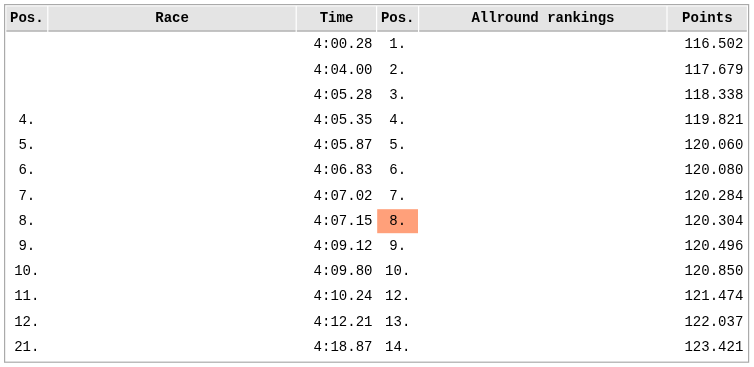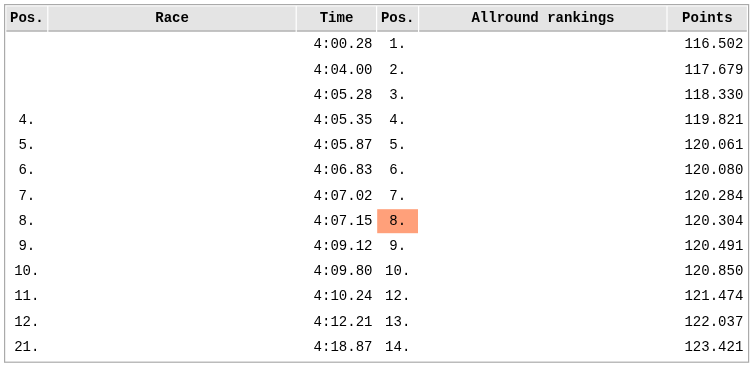(714, 95) 118.338 -> (714, 95) 118.330
(714, 146) 120.060 -> (714, 146) 120.061
(714, 246) 120.496 -> (714, 246) 120.491
